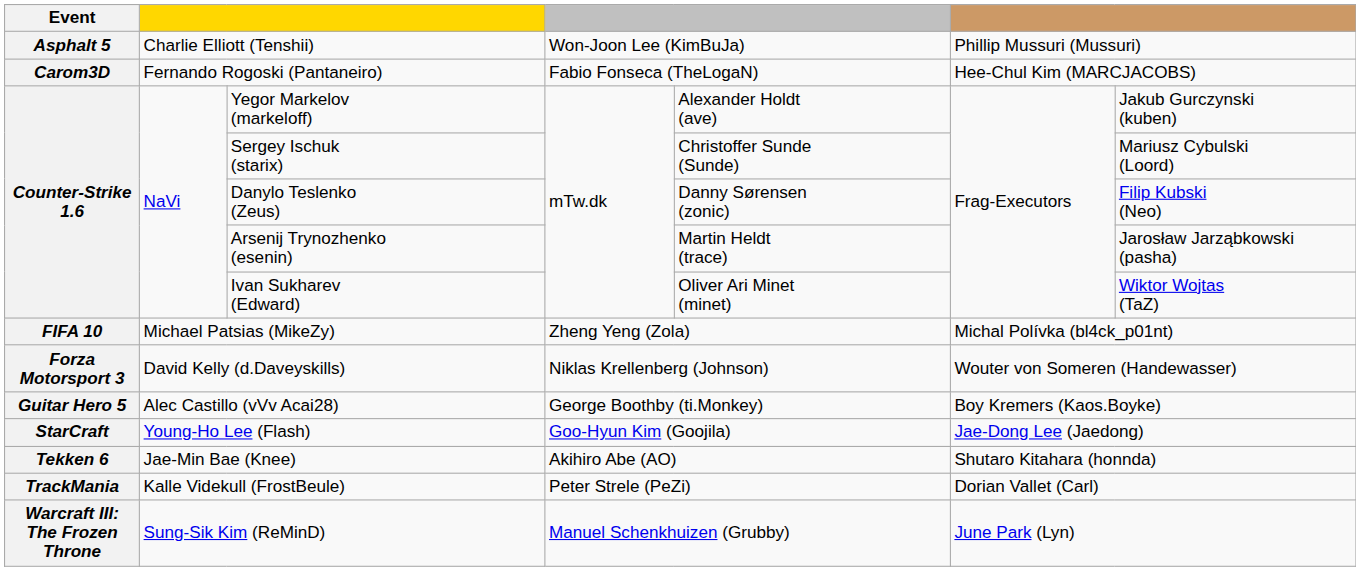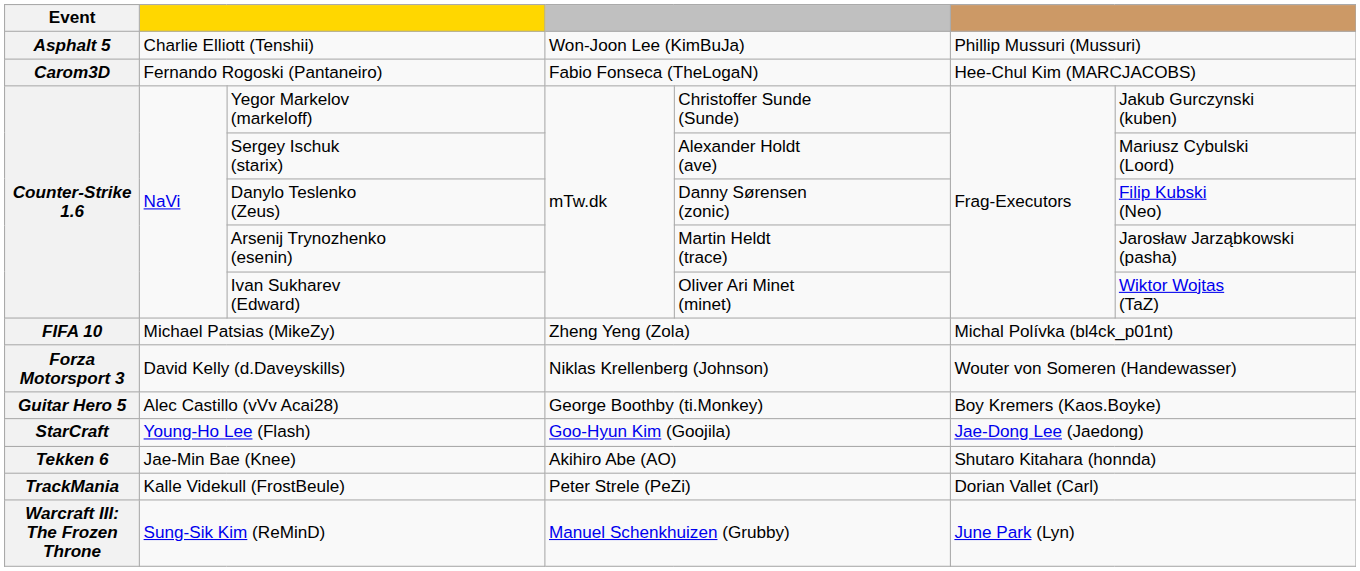(739, 109) Alexander Holdt (ave) -> (745, 109) Christoffer Sunde (Sunde)
(745, 155) Christoffer Sunde (Sunde) -> (739, 155) Alexander Holdt (ave)
